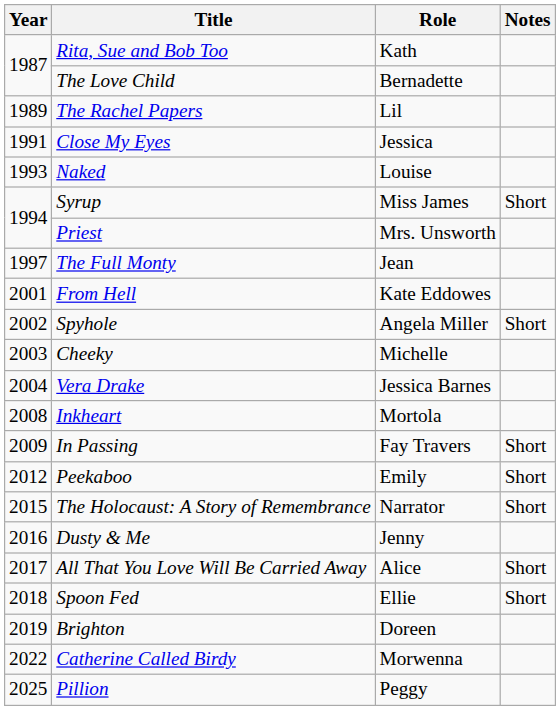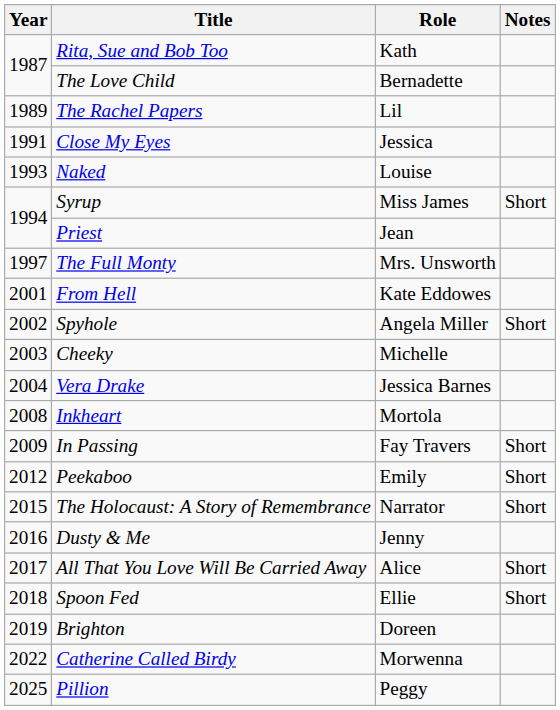(438, 232) Mrs. Unsworth -> (397, 232) Jean
(397, 263) Jean -> (438, 263) Mrs. Unsworth
